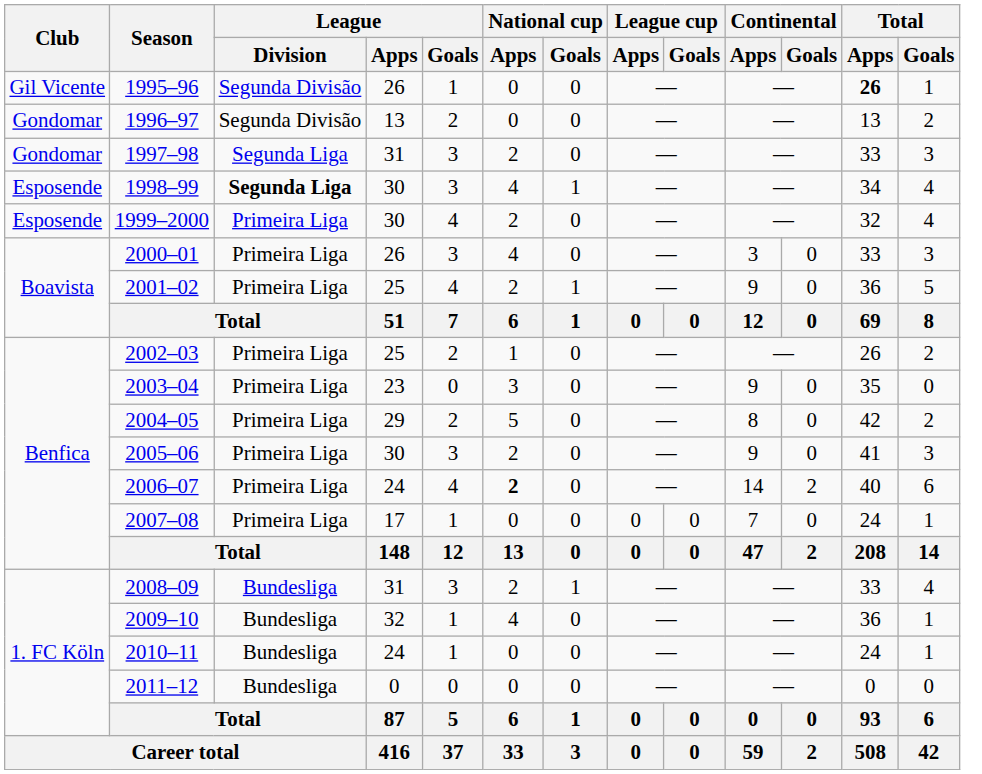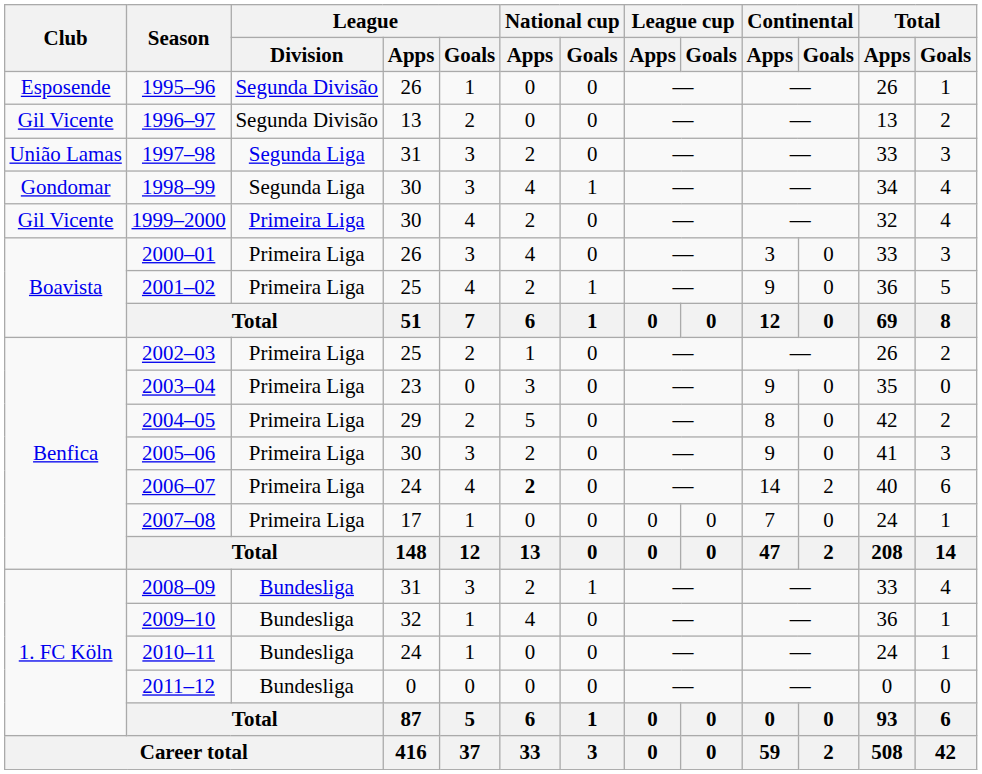(57, 87) Gil Vicente -> (66, 87) Esposende
(870, 87) bold -> (887, 87) normal
(57, 120) Gondomar -> (66, 120) Gil Vicente
(57, 154) Gondomar -> (66, 154) União Lamas
(57, 187) Esposende -> (66, 187) Gondomar
(290, 187) bold -> (307, 187) normal
(57, 220) Esposende -> (66, 220) Gil Vicente
